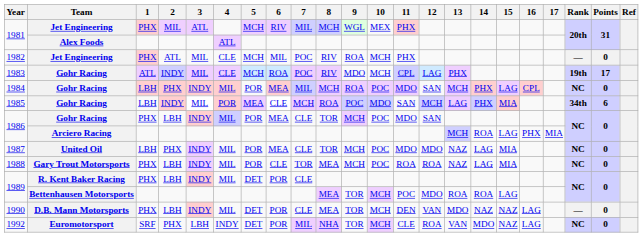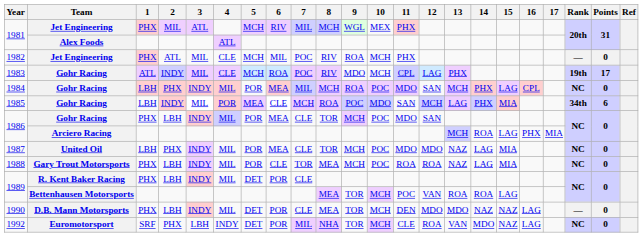(432, 194) MDO -> (432, 194) VAN
(432, 210) VAN -> (432, 210) MDO
